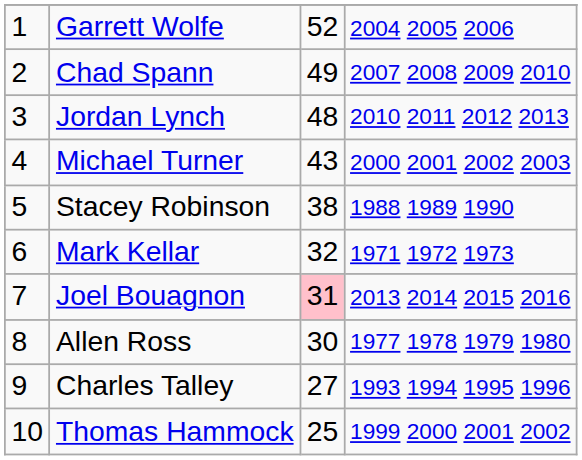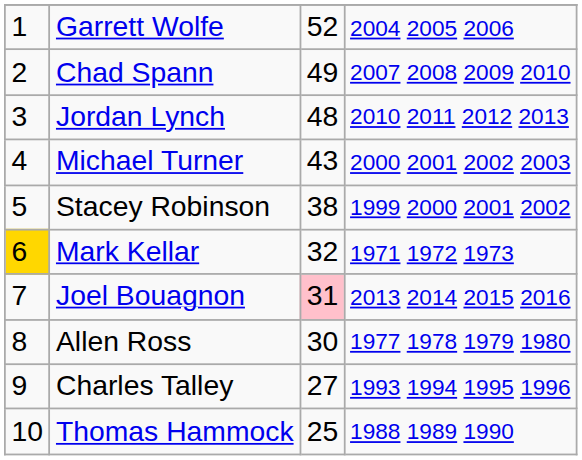(432, 207) 1988 1989 1990 -> (460, 207) 1999 2000 2001 2002
(19, 251) no background -> (19, 251) gold background
(460, 432) 1999 2000 2001 2002 -> (432, 432) 1988 1989 1990
